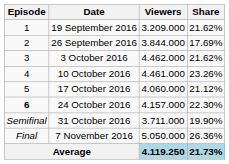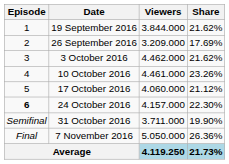(163, 27) 3.209.000 -> (163, 27) 3.844.000
(163, 43) 3.844.000 -> (163, 43) 3.209.000
